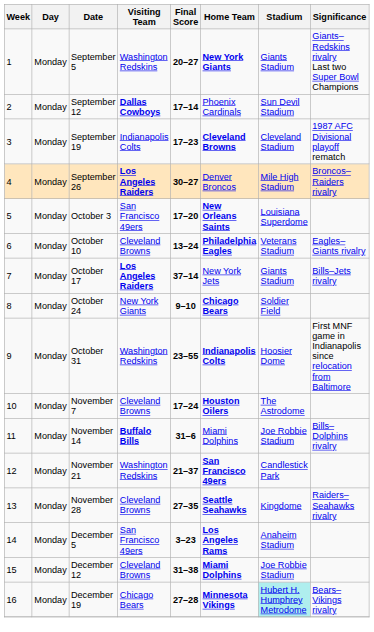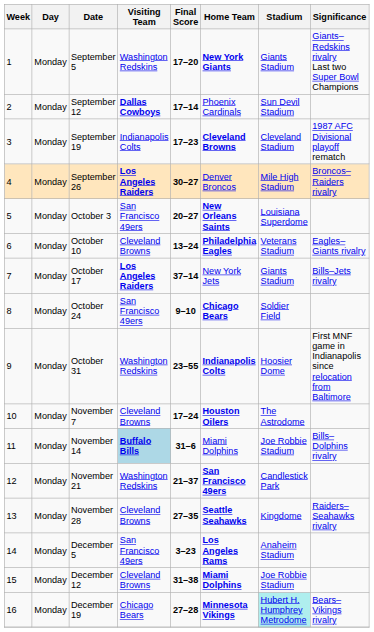(186, 62) 20–27 -> (186, 62) 17–20
(186, 216) 17–20 -> (186, 216) 20–27
(139, 306) New York Giants -> (140, 311) San Francisco 49ers
(136, 436) no background -> (136, 446) lightblue background
